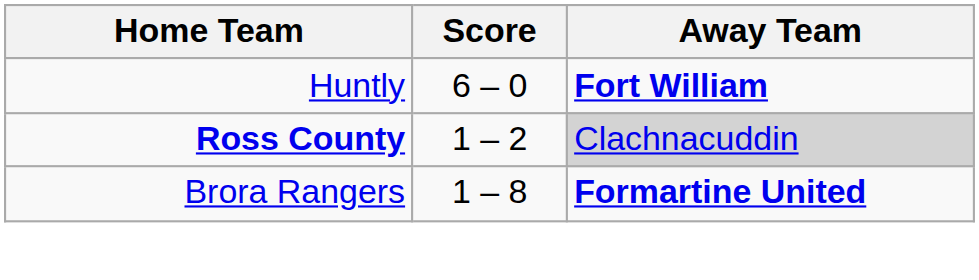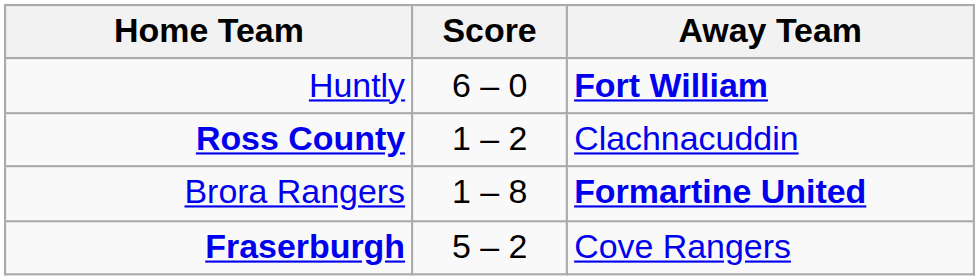(686, 138) lightgrey background -> (686, 138) no background
+ row: (305, 246)
